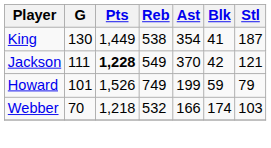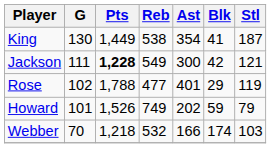(188, 62) 370 -> (188, 62) 300
+ row: (25, 85)
(188, 85) 199 -> (188, 108) 202
